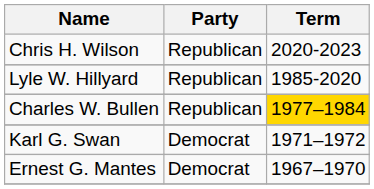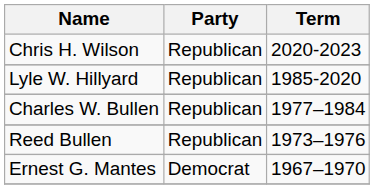(318, 109) gold background -> (318, 109) no background
+ row: (60, 139)
- row: (65, 139)
